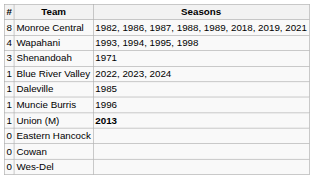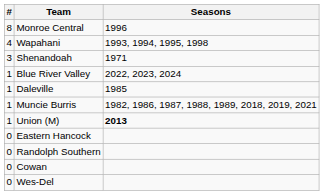(201, 27) 1982, 1986, 1987, 1988, 1989, 2018, 2019, 2021 -> (116, 27) 1996
(106, 105) 1996 -> (211, 105) 1982, 1986, 1987, 1988, 1989, 2018, 2019, 2021
+ row: (59, 151)
